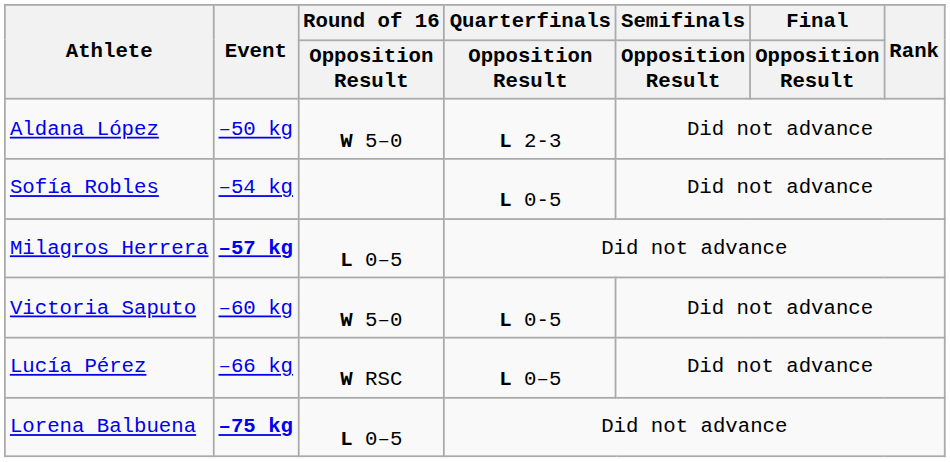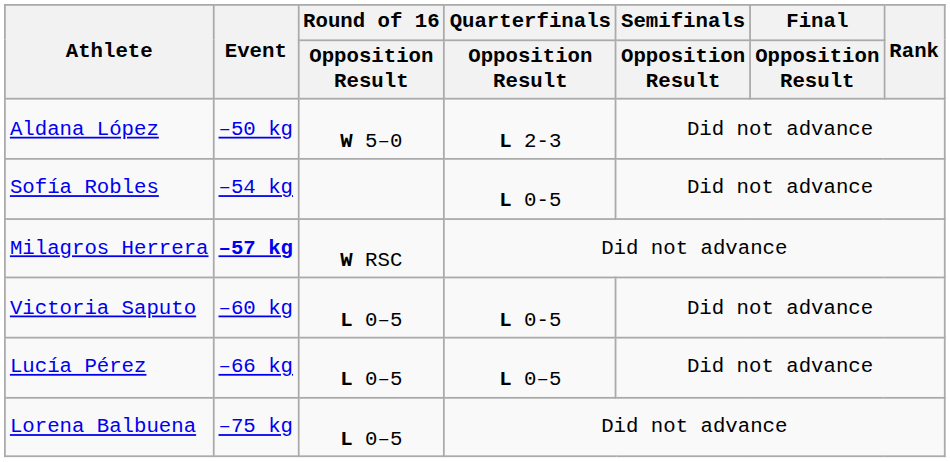(371, 260) L 0–5 -> (371, 260) W RSC
(371, 320) W 5–0 -> (371, 320) L 0–5
(371, 379) W RSC -> (371, 379) L 0–5
(256, 427) bold -> (256, 427) normal
